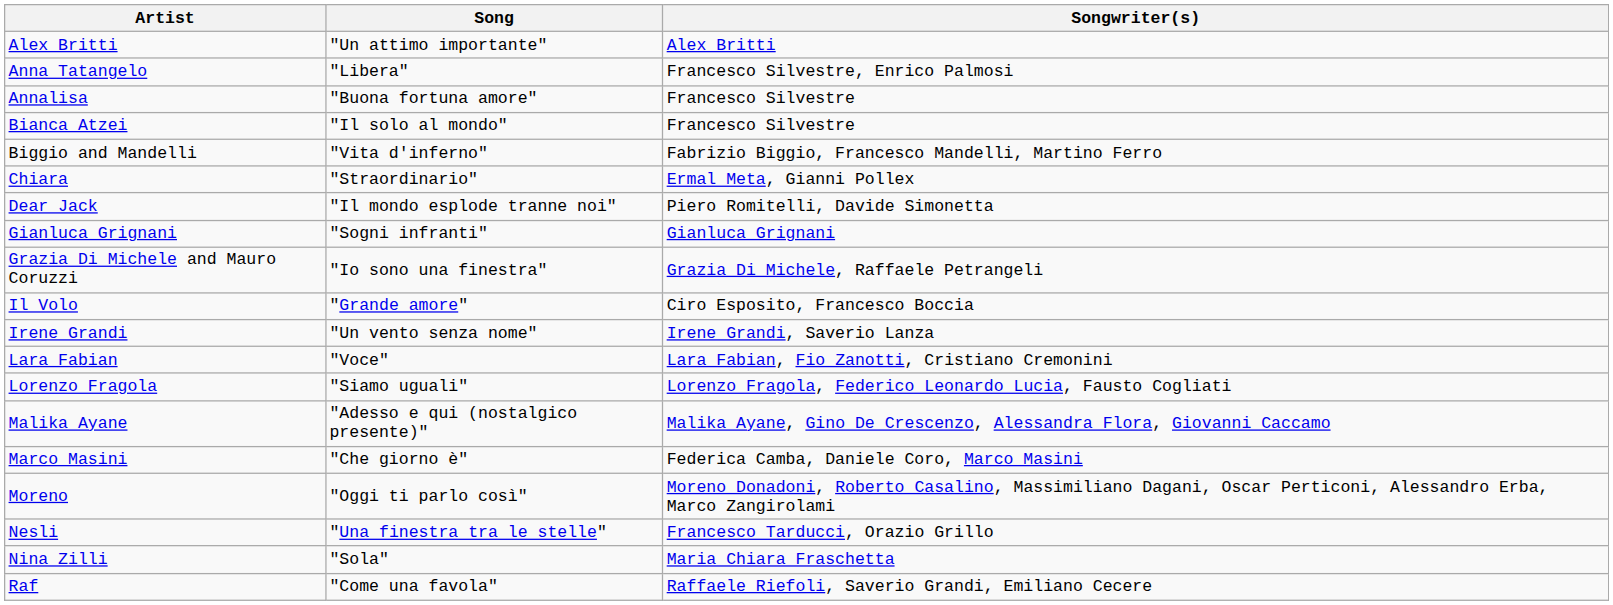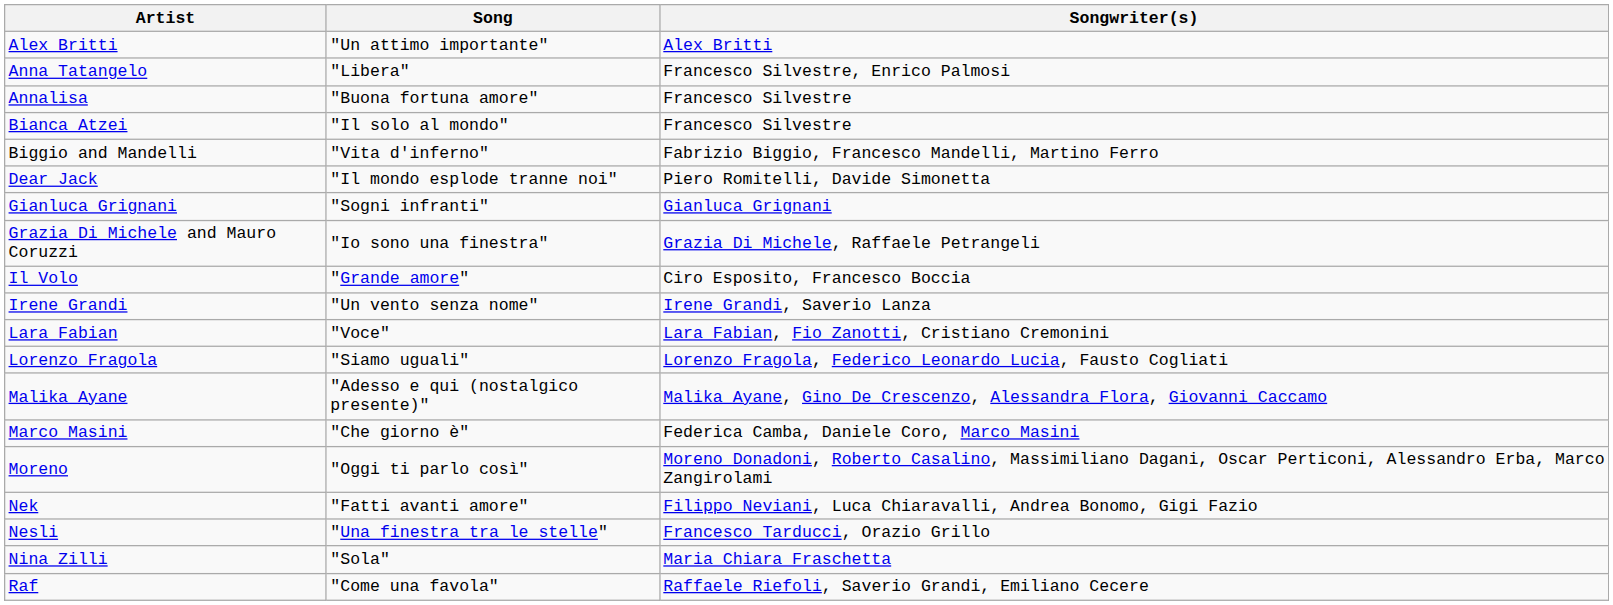- row: (38, 180)
+ row: (23, 506)
